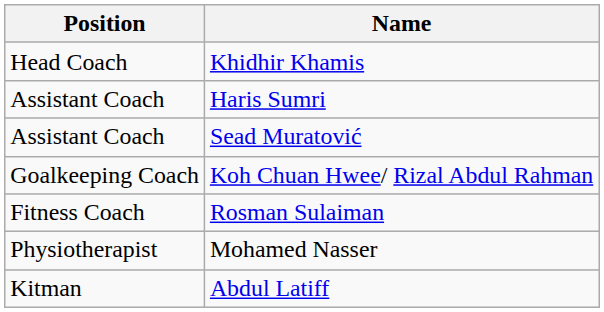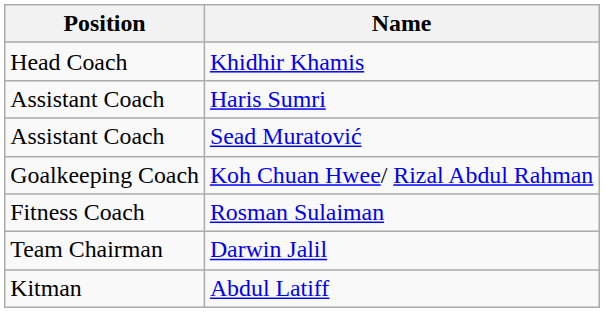+ row: (268, 250)
- row: (294, 250)
